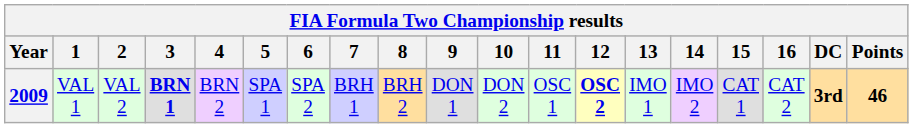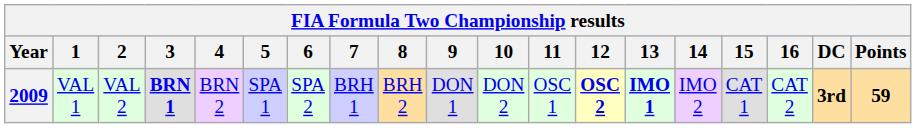(648, 95) normal -> (650, 95) bold
(878, 95) 46 -> (881, 95) 59
